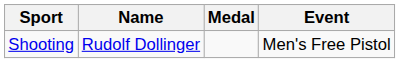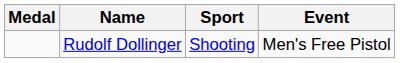columns swapped: (231, 17) <-> (41, 17)
